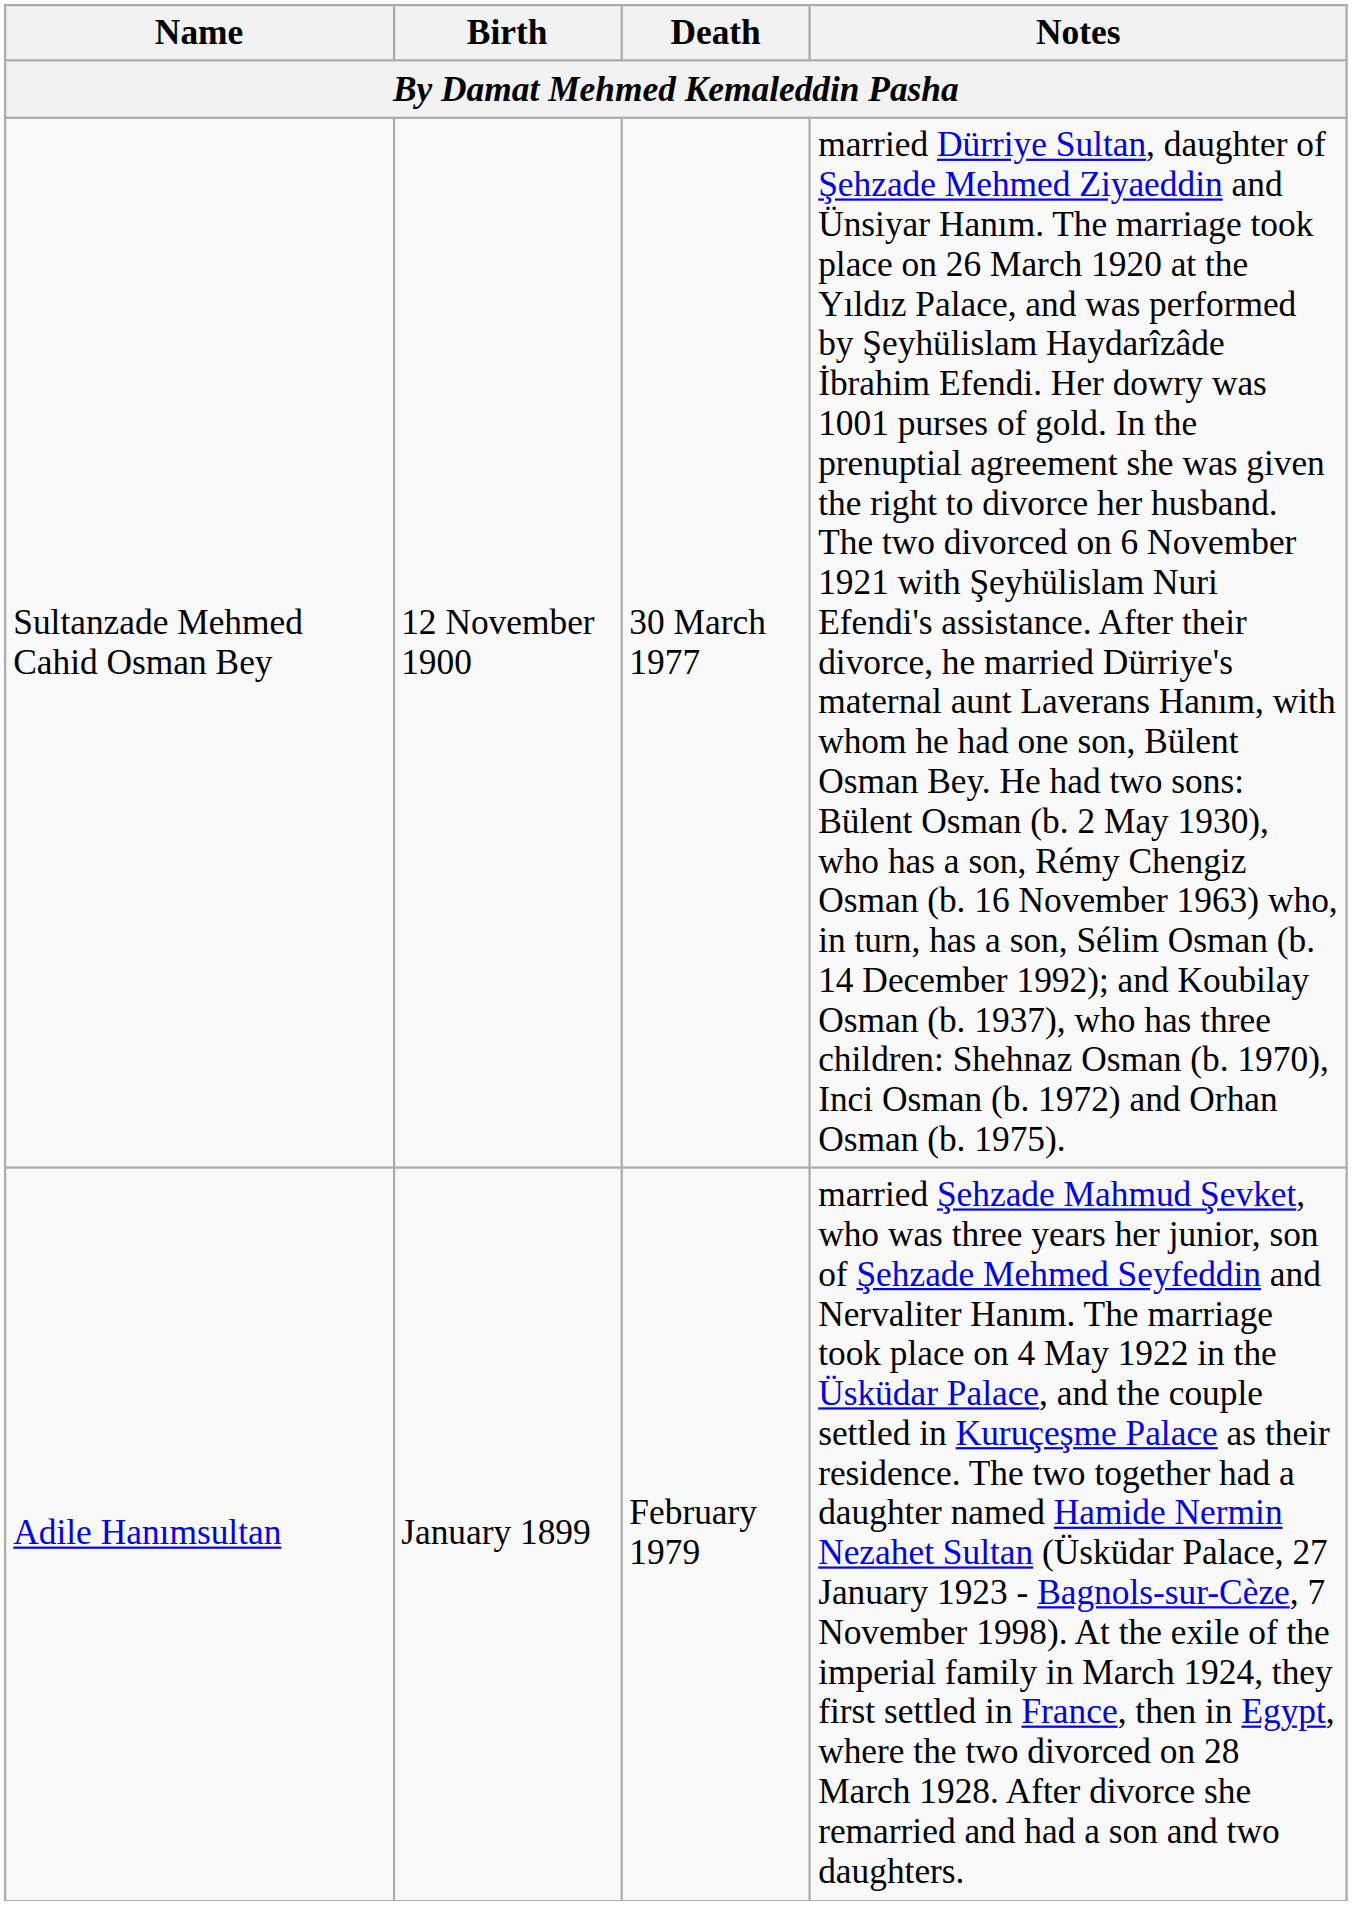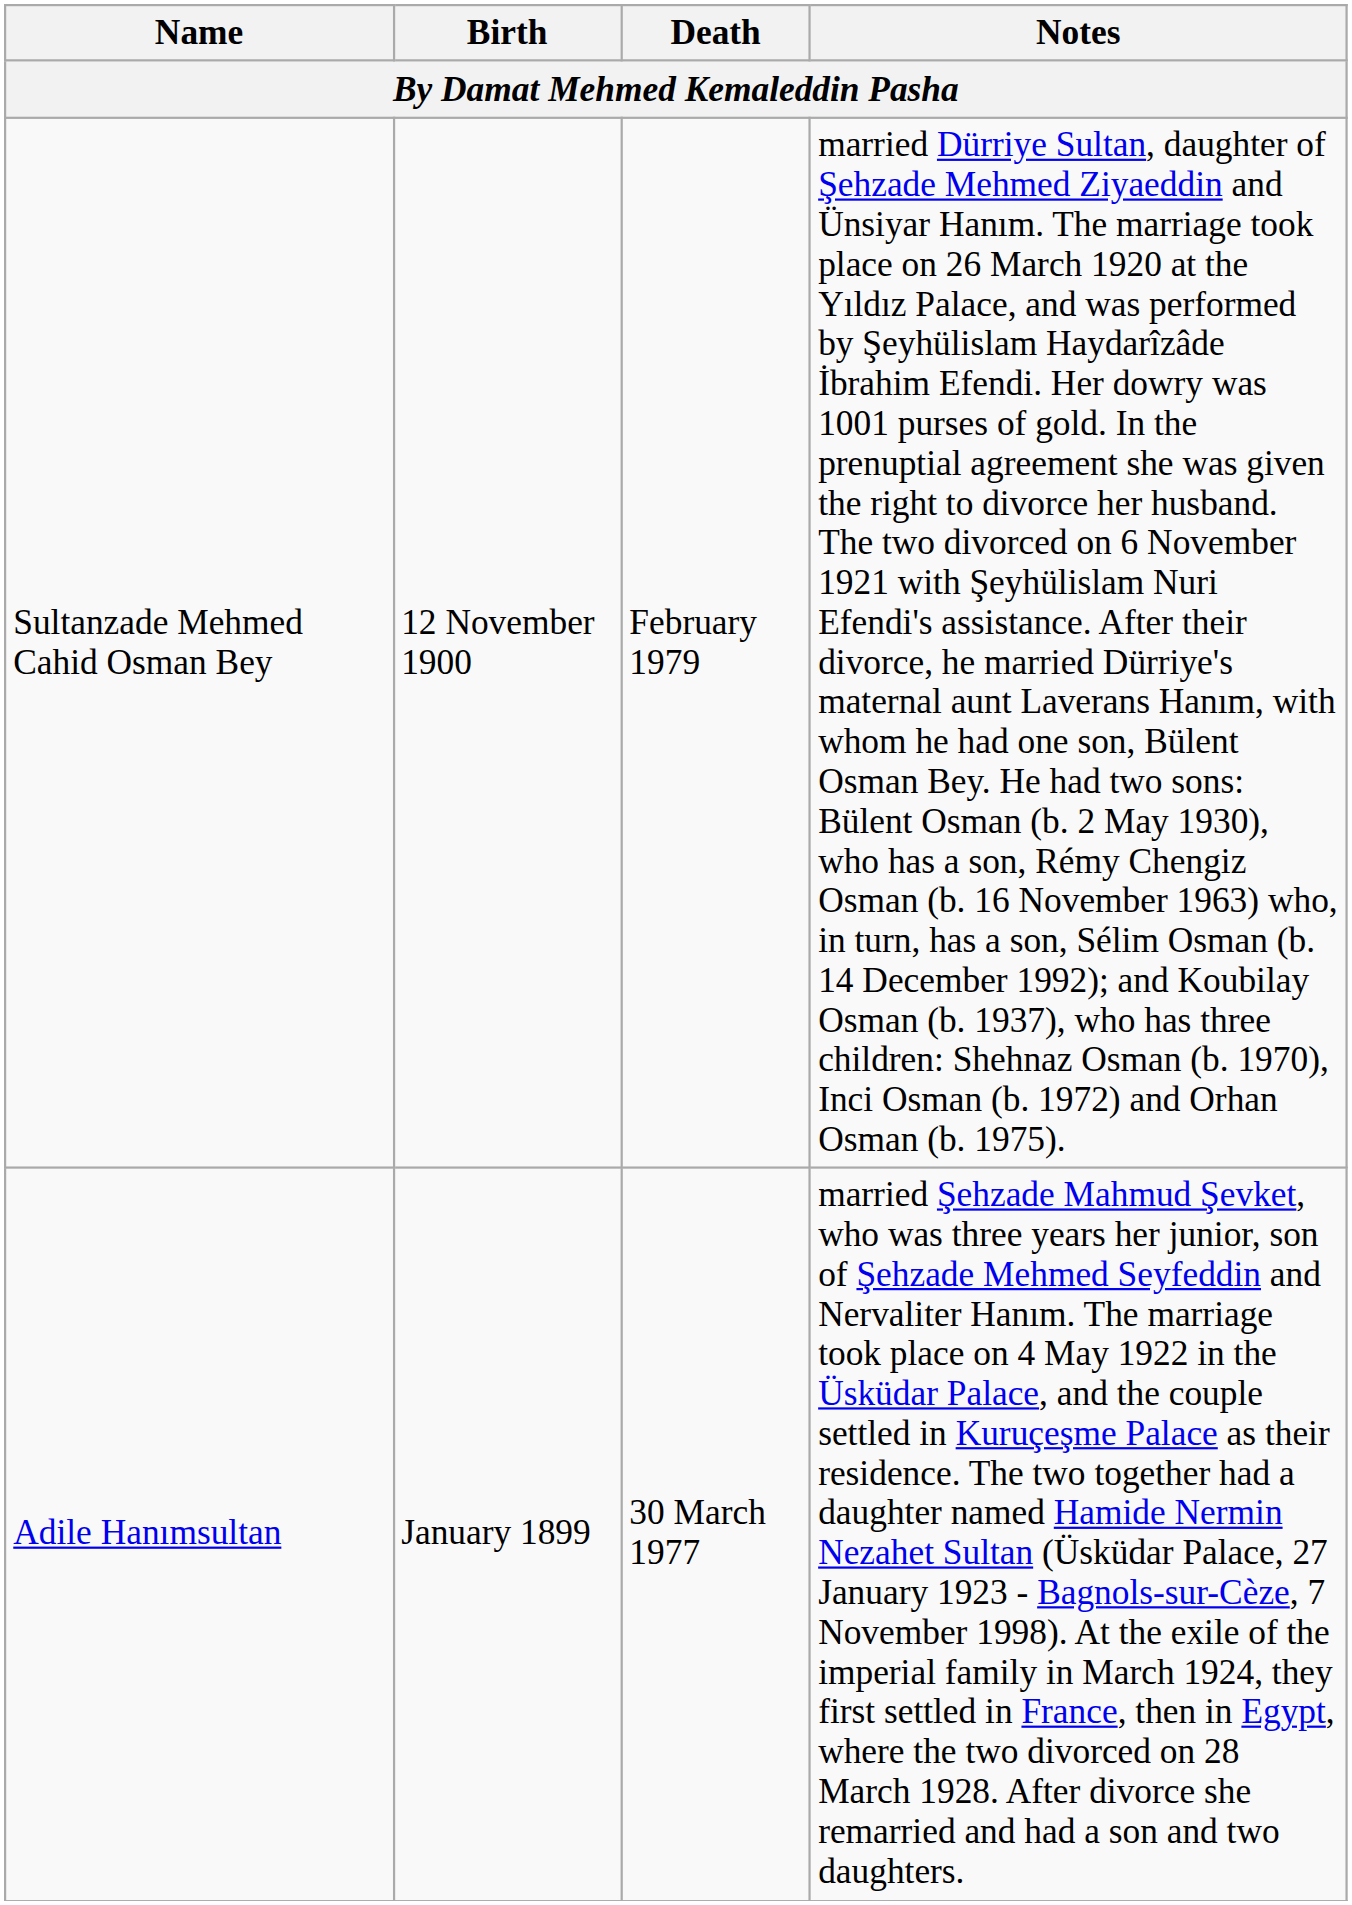(698, 641) 30 March 1977 -> (693, 641) February 1979
(693, 1533) February 1979 -> (698, 1533) 30 March 1977
